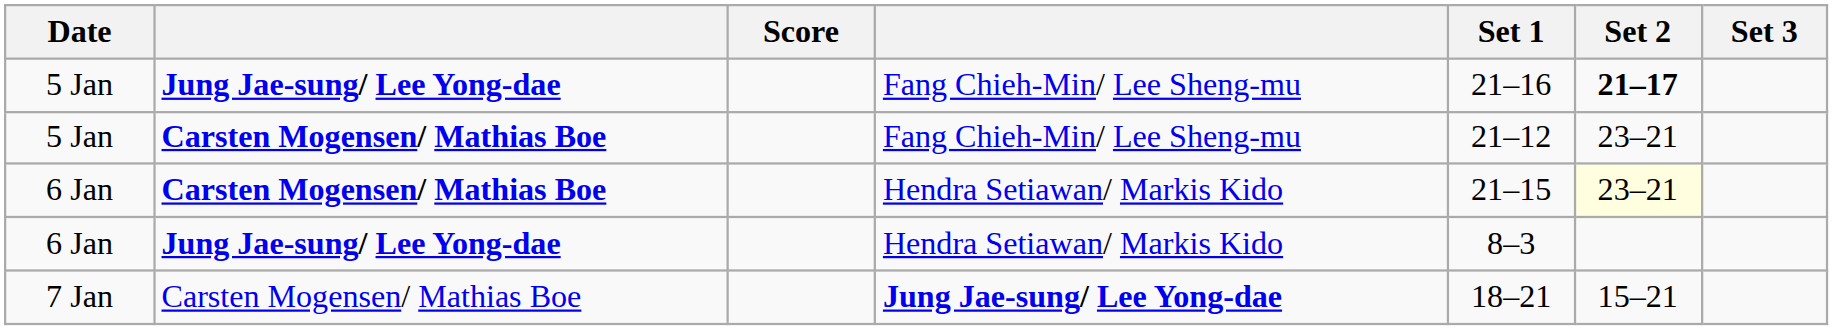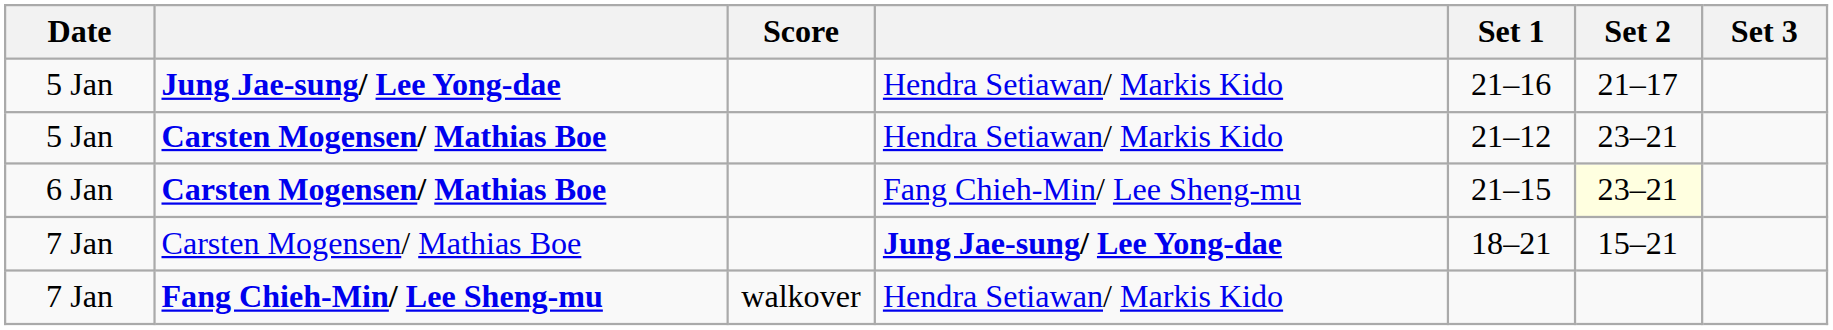(1092, 84) Fang Chieh-Min/ Lee Sheng-mu -> (1083, 84) Hendra Setiawan/ Markis Kido
(1638, 84) bold -> (1638, 84) normal
(1092, 137) Fang Chieh-Min/ Lee Sheng-mu -> (1083, 137) Hendra Setiawan/ Markis Kido
(1083, 190) Hendra Setiawan/ Markis Kido -> (1092, 190) Fang Chieh-Min/ Lee Sheng-mu
- row: (80, 243)
+ row: (80, 296)
